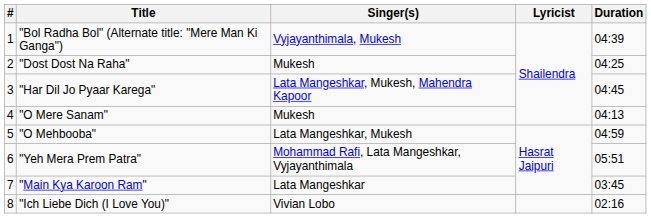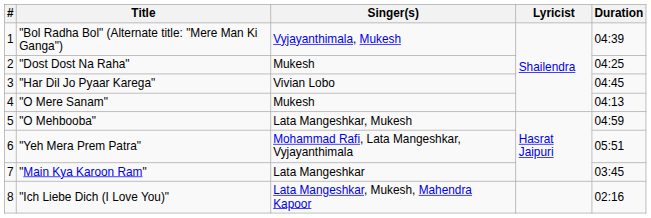(373, 90) Lata Mangeshkar, Mukesh, Mahendra Kapoor -> (304, 83) Vivian Lobo
(304, 204) Vivian Lobo -> (373, 197) Lata Mangeshkar, Mukesh, Mahendra Kapoor
